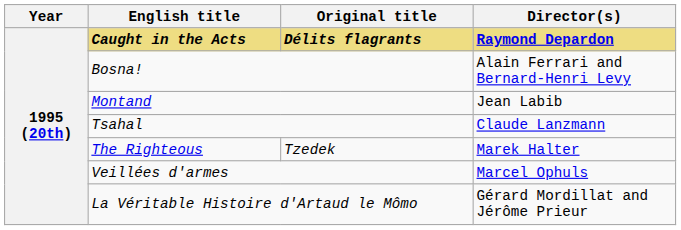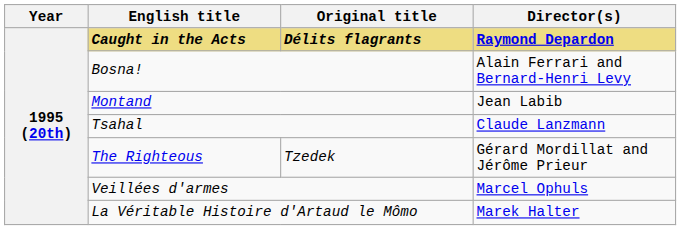(528, 149) Marek Halter -> (562, 157) Gérard Mordillat and Jérôme Prieur
(562, 204) Gérard Mordillat and Jérôme Prieur -> (528, 212) Marek Halter
